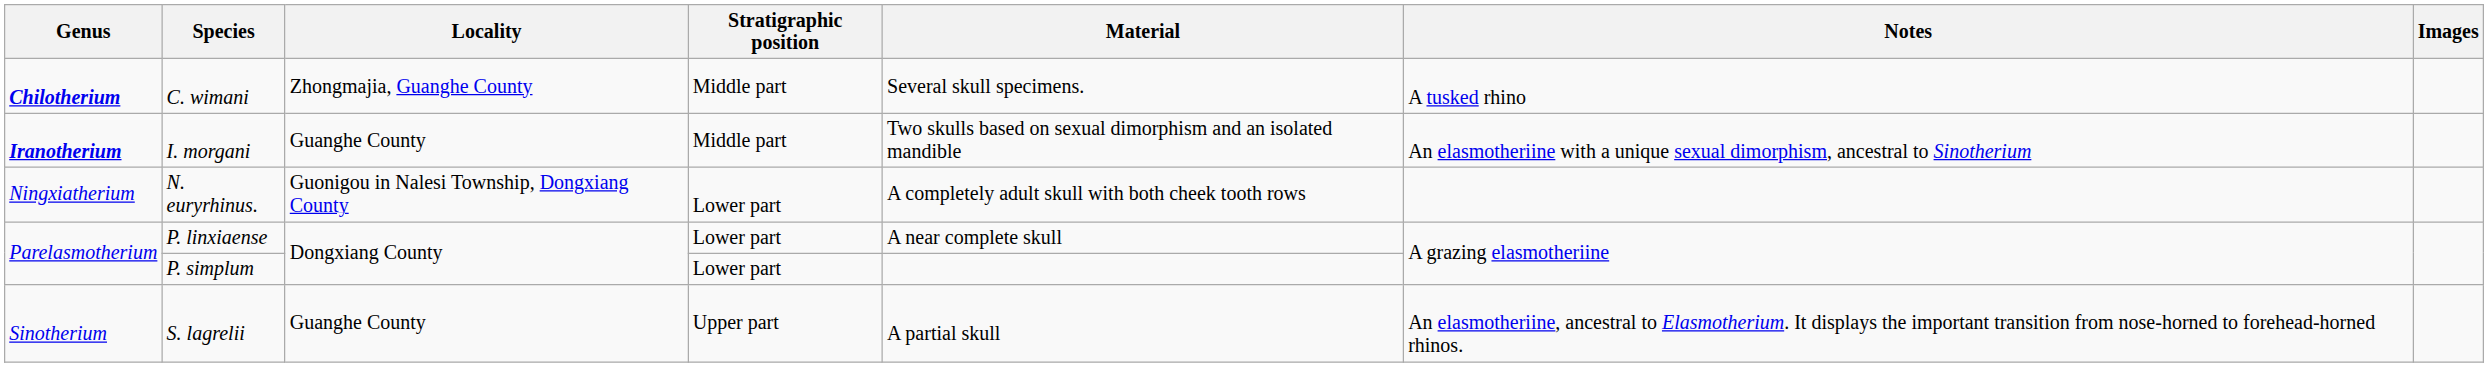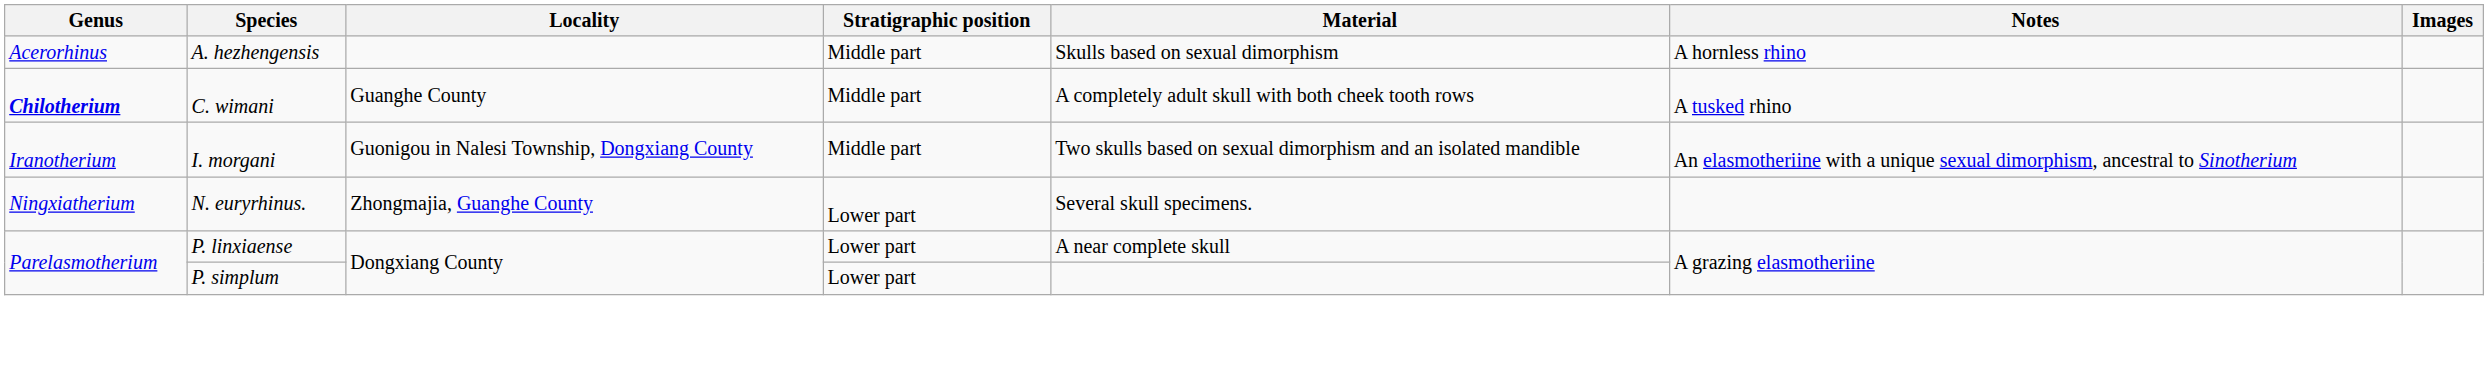+ row: (255, 52)
(411, 85) Zhongmajia, Guanghe County -> (418, 95) Guanghe County
(986, 85) Several skull specimens. -> (1265, 95) A completely adult skull with both cheek tooth rows
(65, 151) bold -> (63, 160) normal
(358, 140) Guanghe County -> (552, 149) Guonigou in Nalesi Township, Dongxiang County
(459, 194) Guonigou in Nalesi Township, Dongxiang County -> (472, 203) Zhongmajia, Guanghe County
(1096, 194) A completely adult skull with both cheek tooth rows -> (1154, 203) Several skull specimens.
- row: (206, 334)
